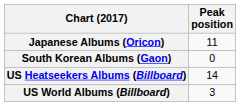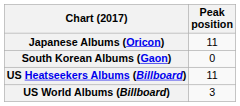(212, 76) 14 -> (212, 76) 11
